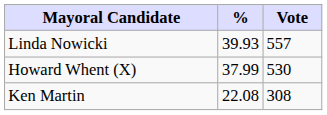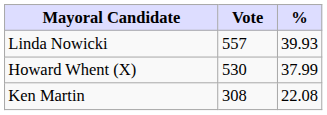columns swapped: (292, 17) <-> (240, 17)
